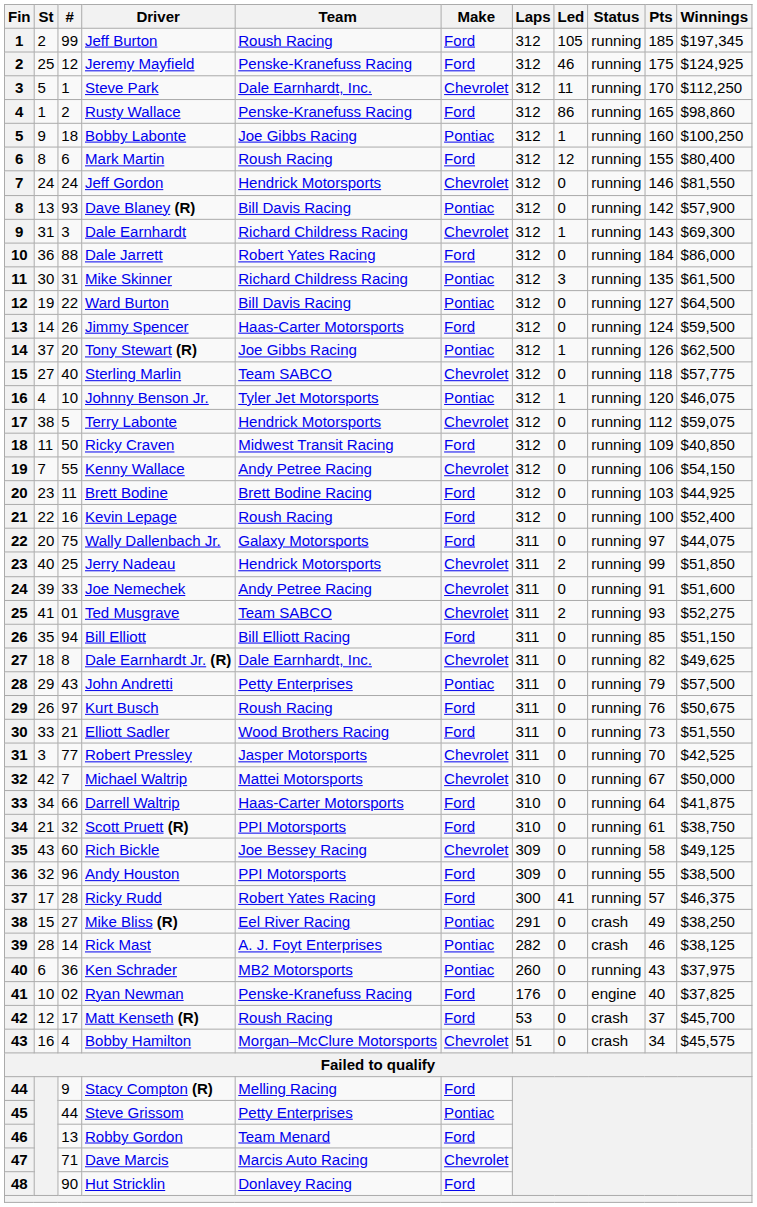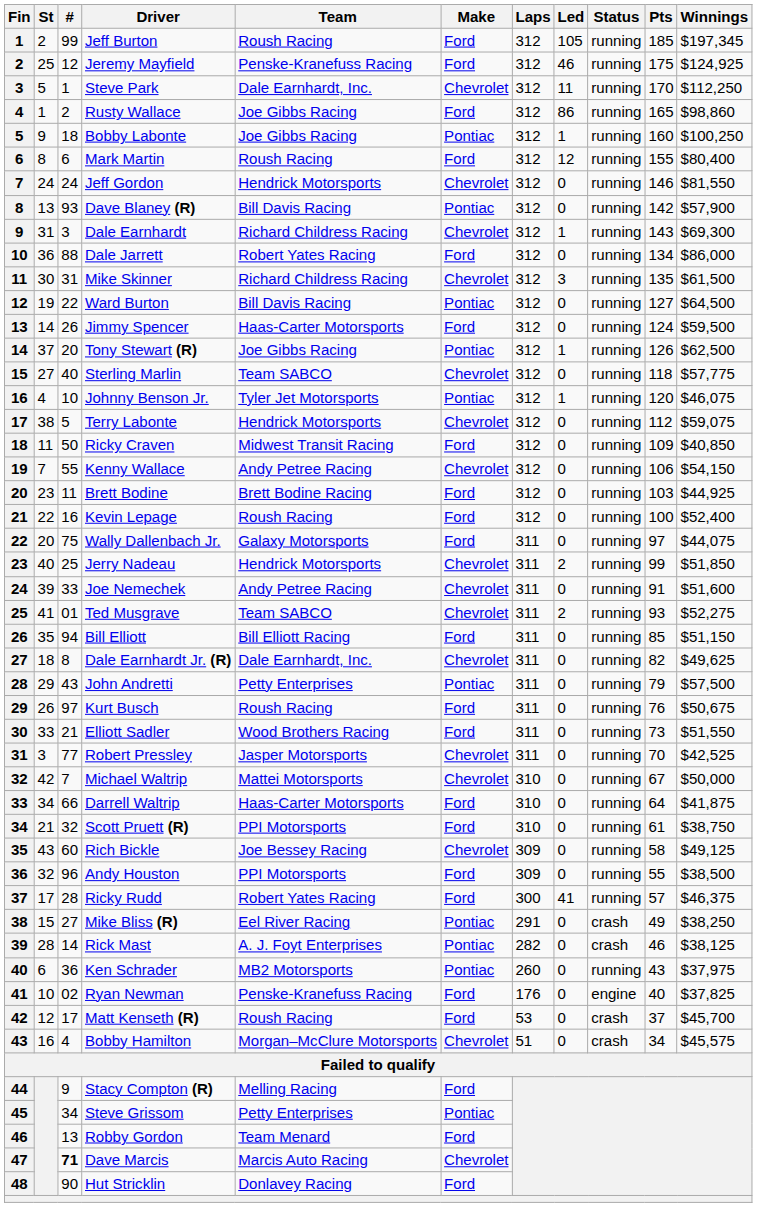(325, 112) Penske-Kranefuss Racing -> (298, 112) Joe Gibbs Racing
(661, 255) 184 -> (661, 255) 134
(469, 279) Pontiac -> (476, 279) Chevrolet
(70, 1112) 44 -> (70, 1112) 34
(70, 1160) normal -> (70, 1160) bold
